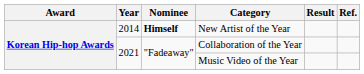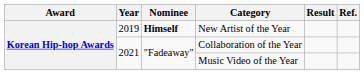(129, 28) 2014 -> (129, 28) 2019
